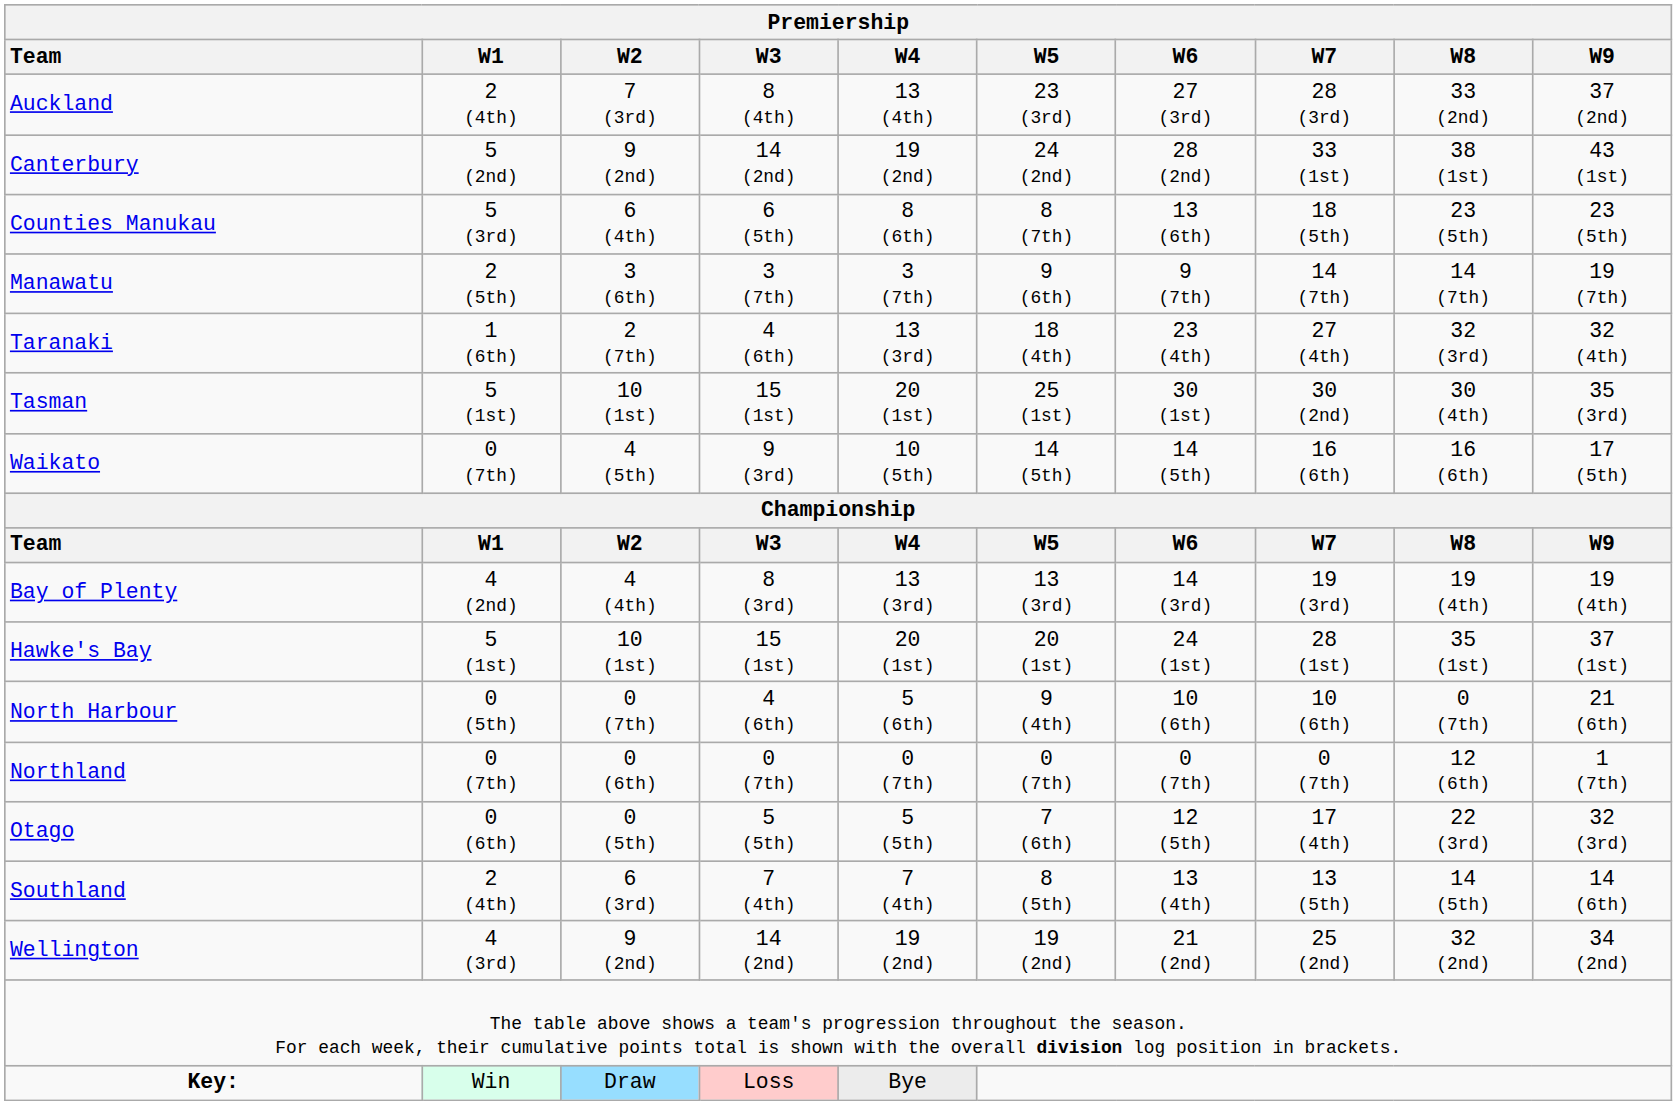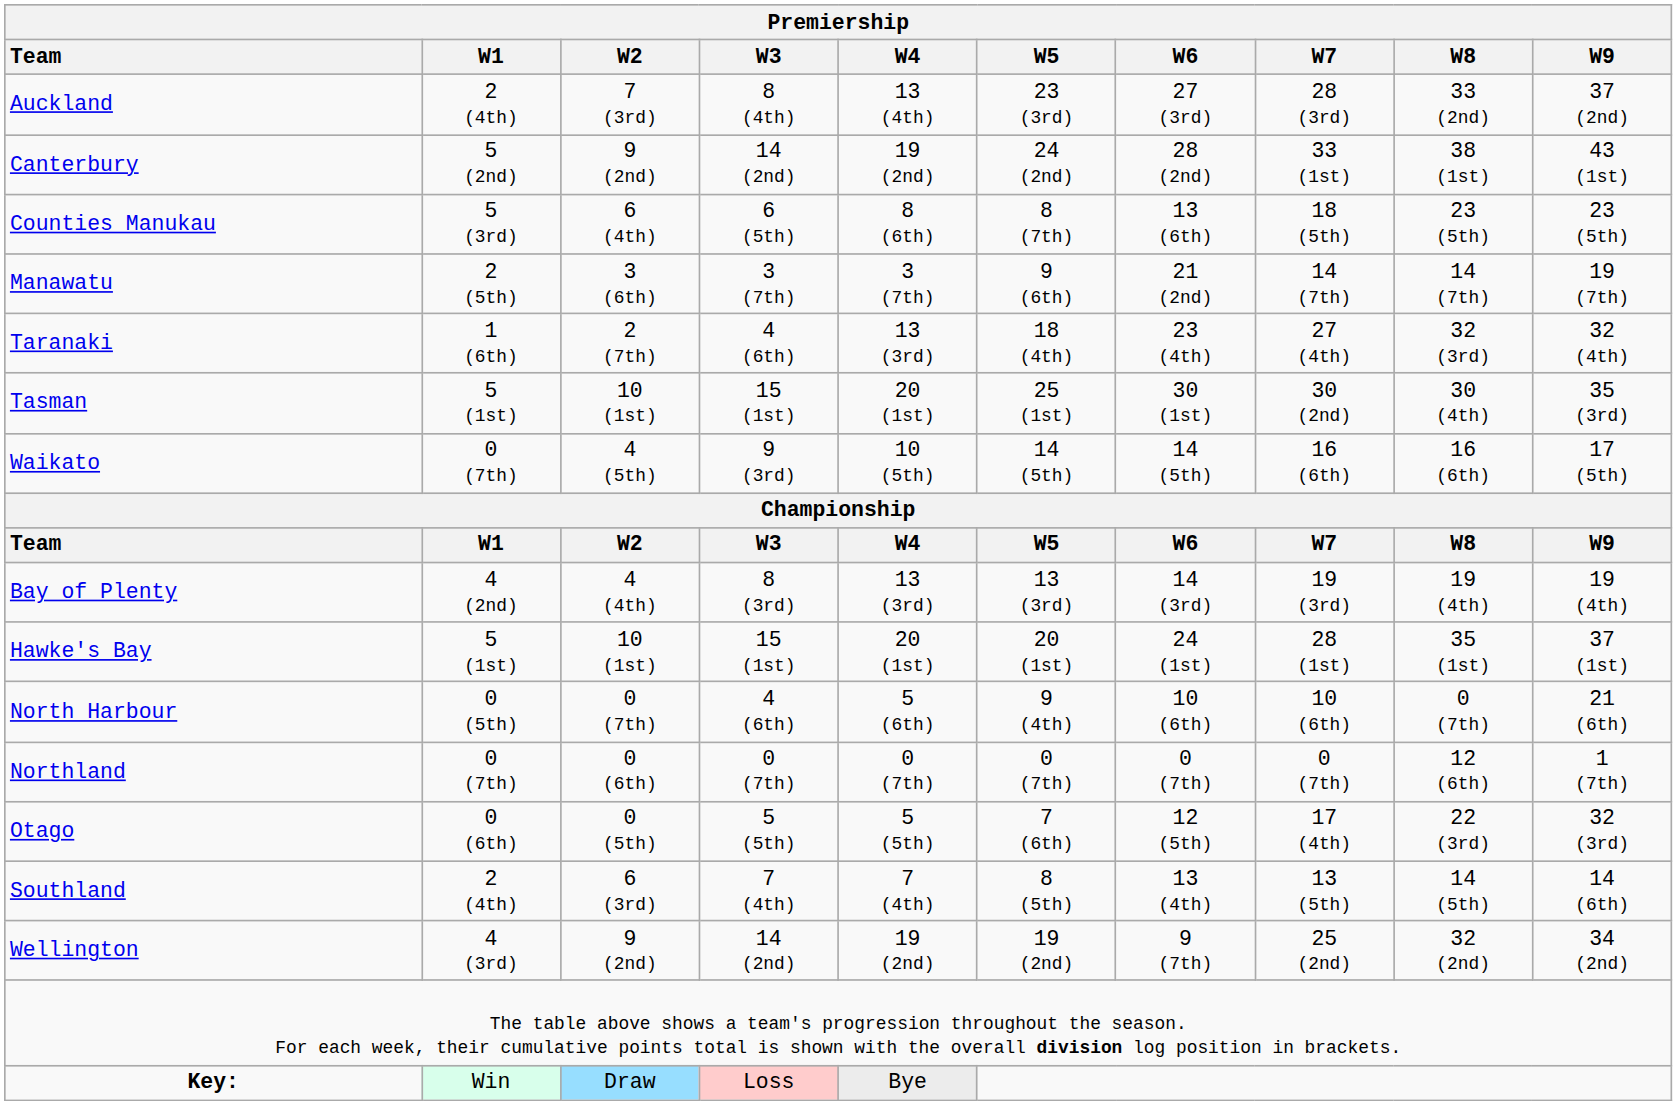(1185, 283) 9 (7th) -> (1185, 283) 21 (2nd)
(1185, 950) 21 (2nd) -> (1185, 950) 9 (7th)
